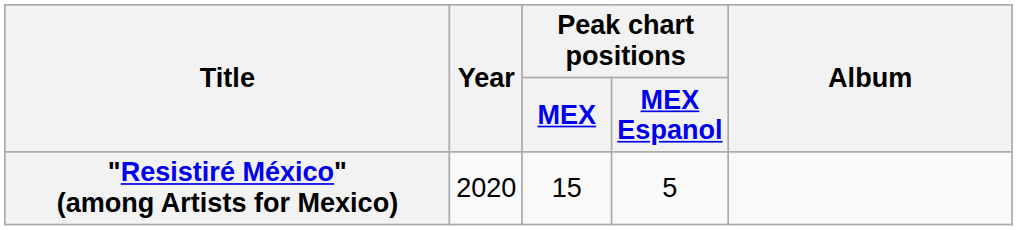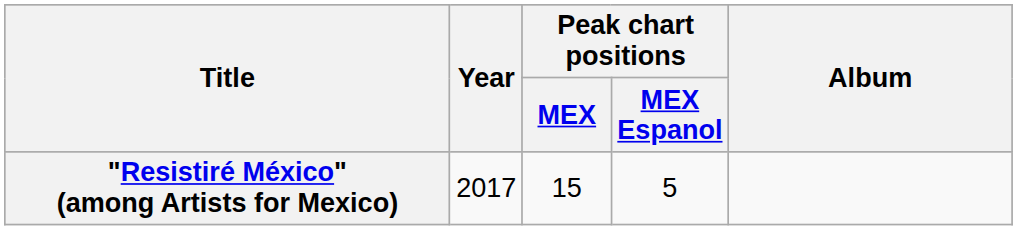(486, 187) 2020 -> (486, 187) 2017
